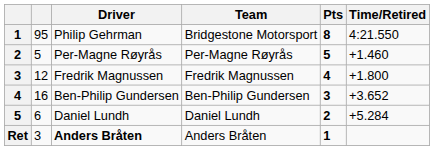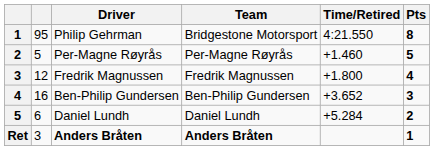columns swapped: (388, 15) <-> (333, 15)
(226, 136) normal -> (229, 136) bold
